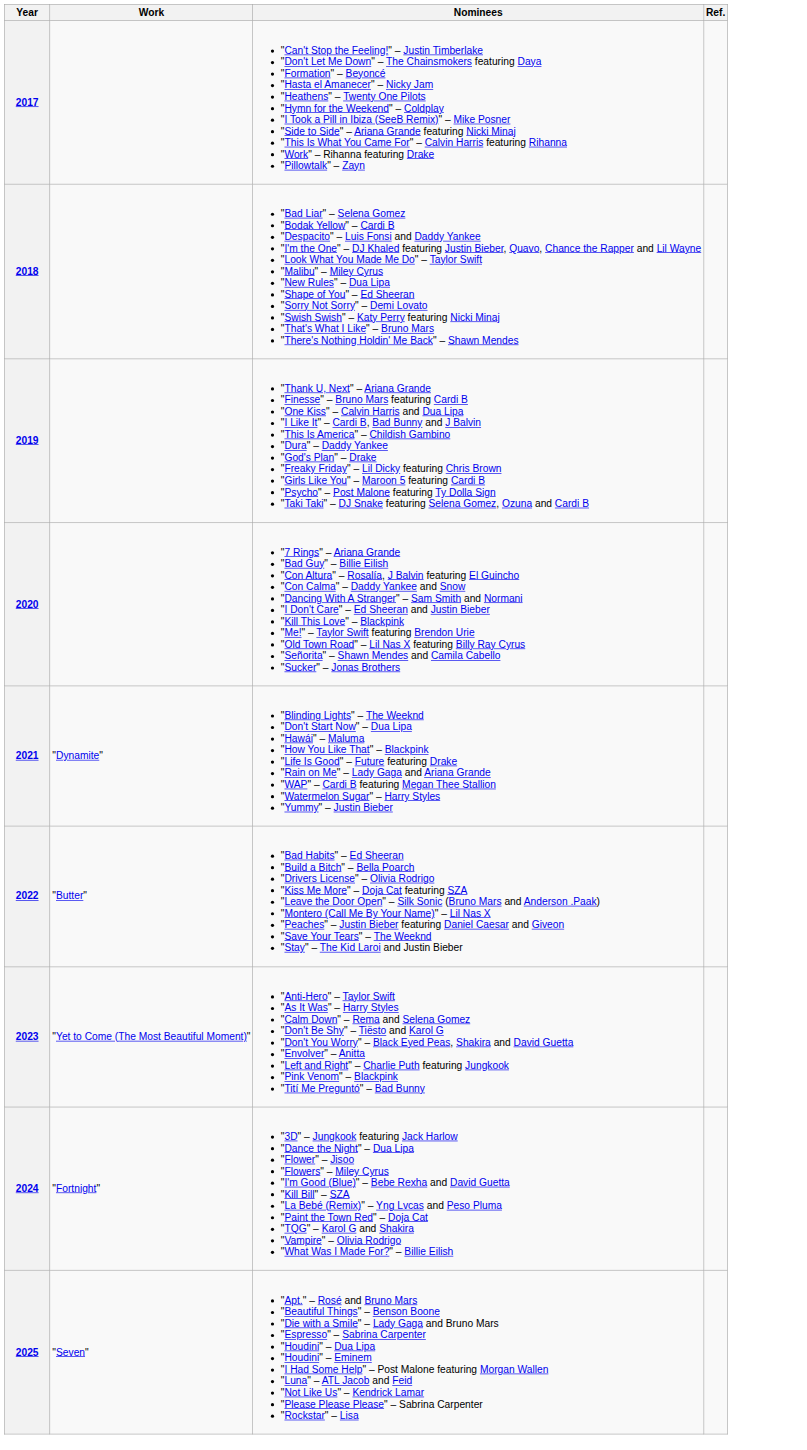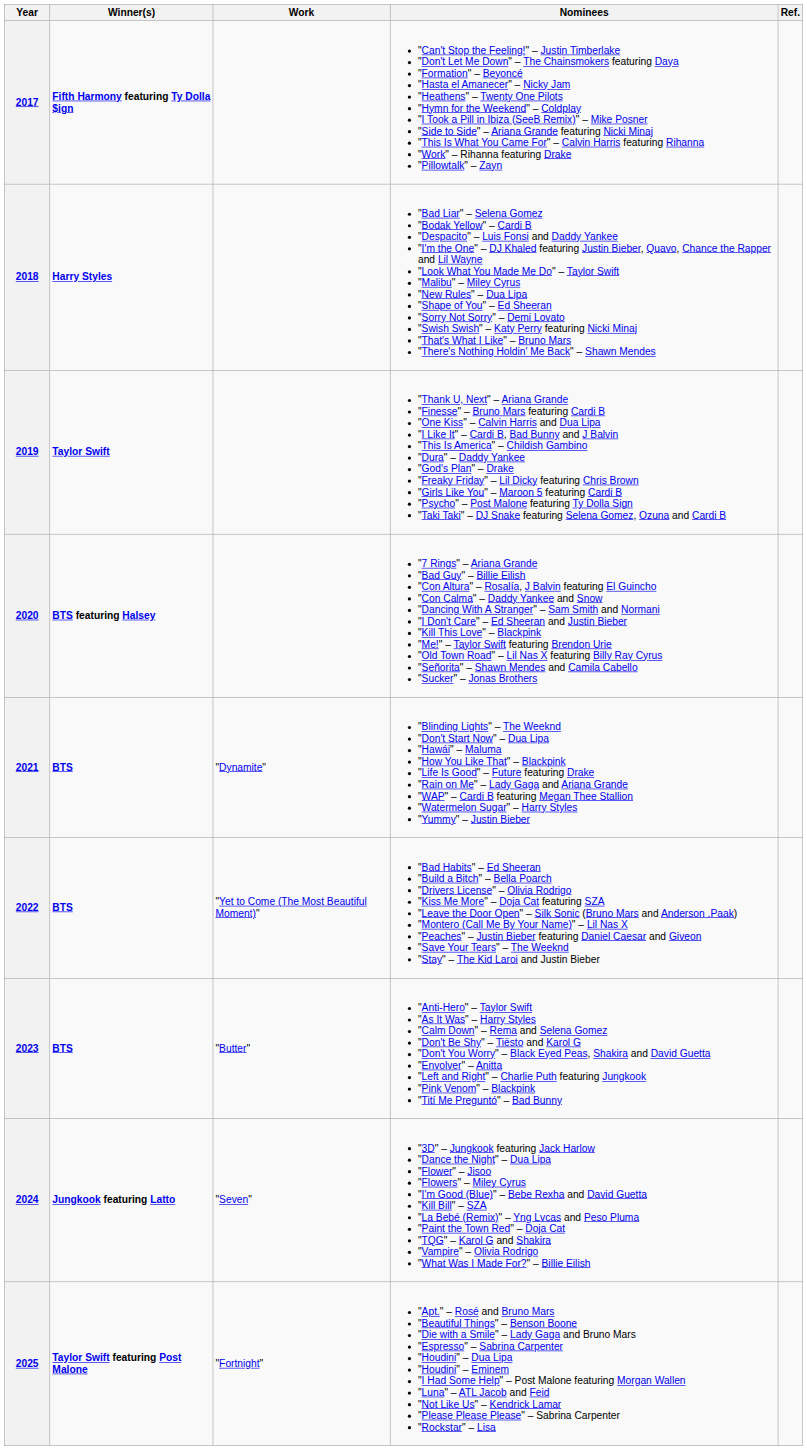+ column: (132, 12)
(70, 896) "Butter" -> (291, 908) "Yet to Come (The Most Beautiful Moment)"
(151, 1037) "Yet to Come (The Most Beautiful Moment)" -> (233, 1048) "Butter"
(76, 1188) "Fortnight" -> (234, 1200) "Seven"
(71, 1352) "Seven" -> (239, 1363) "Fortnight"
